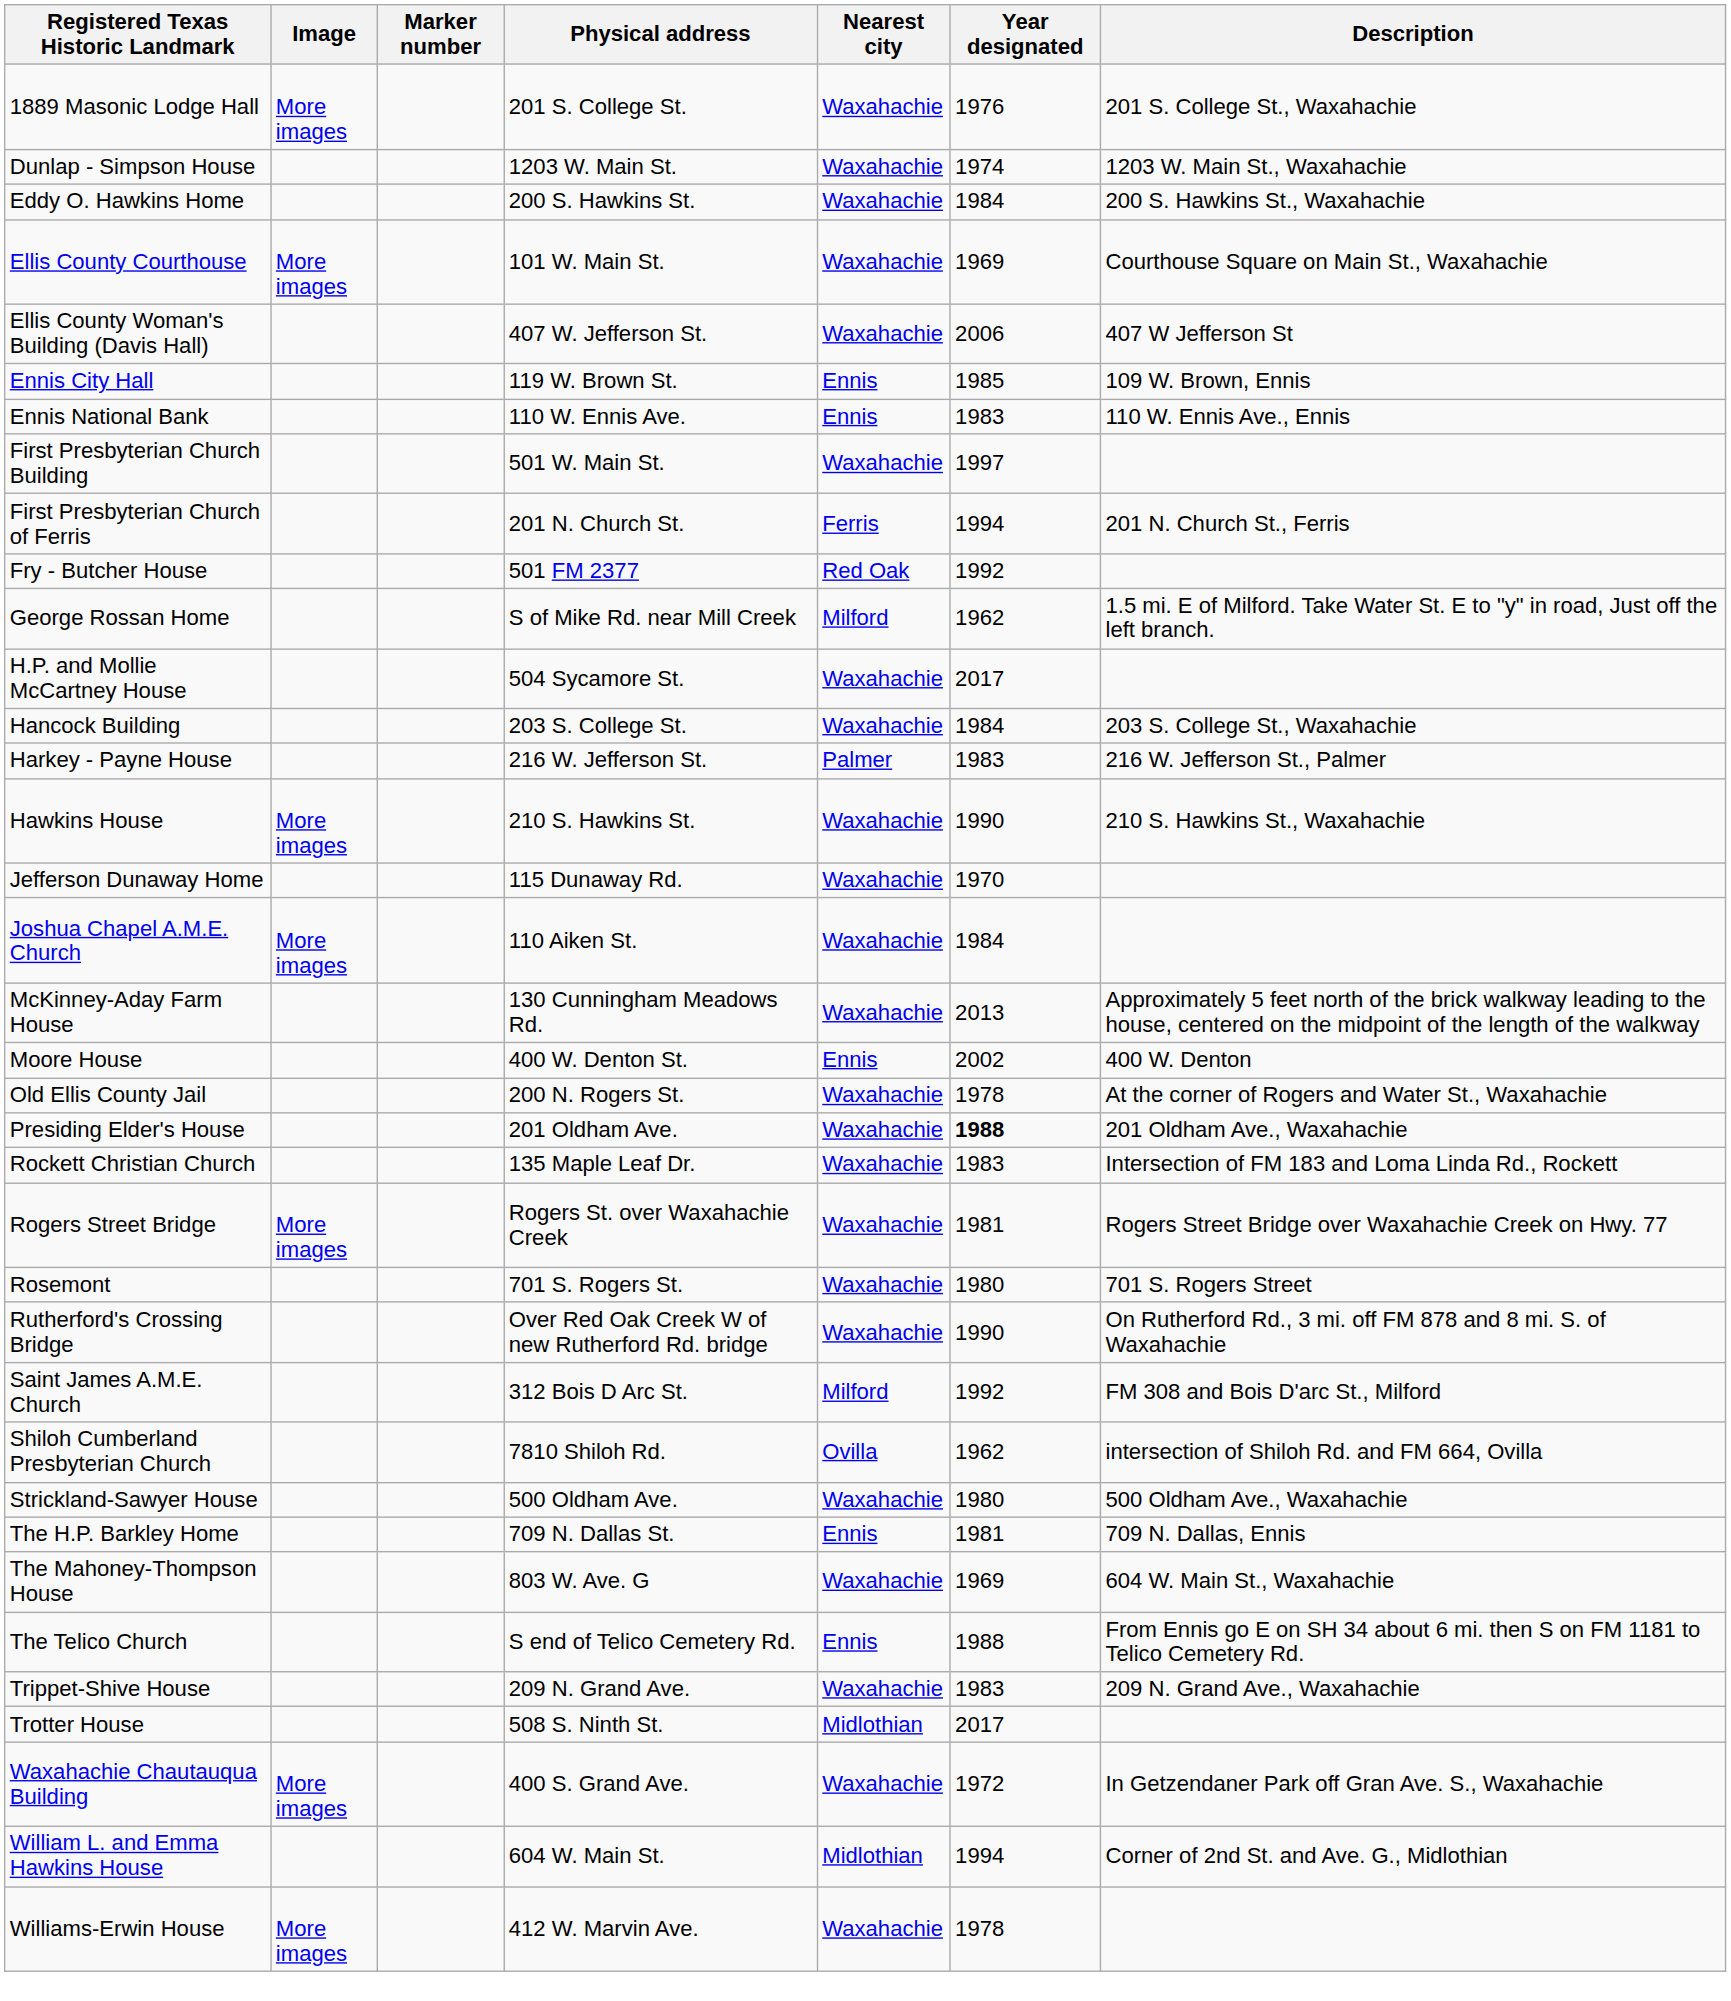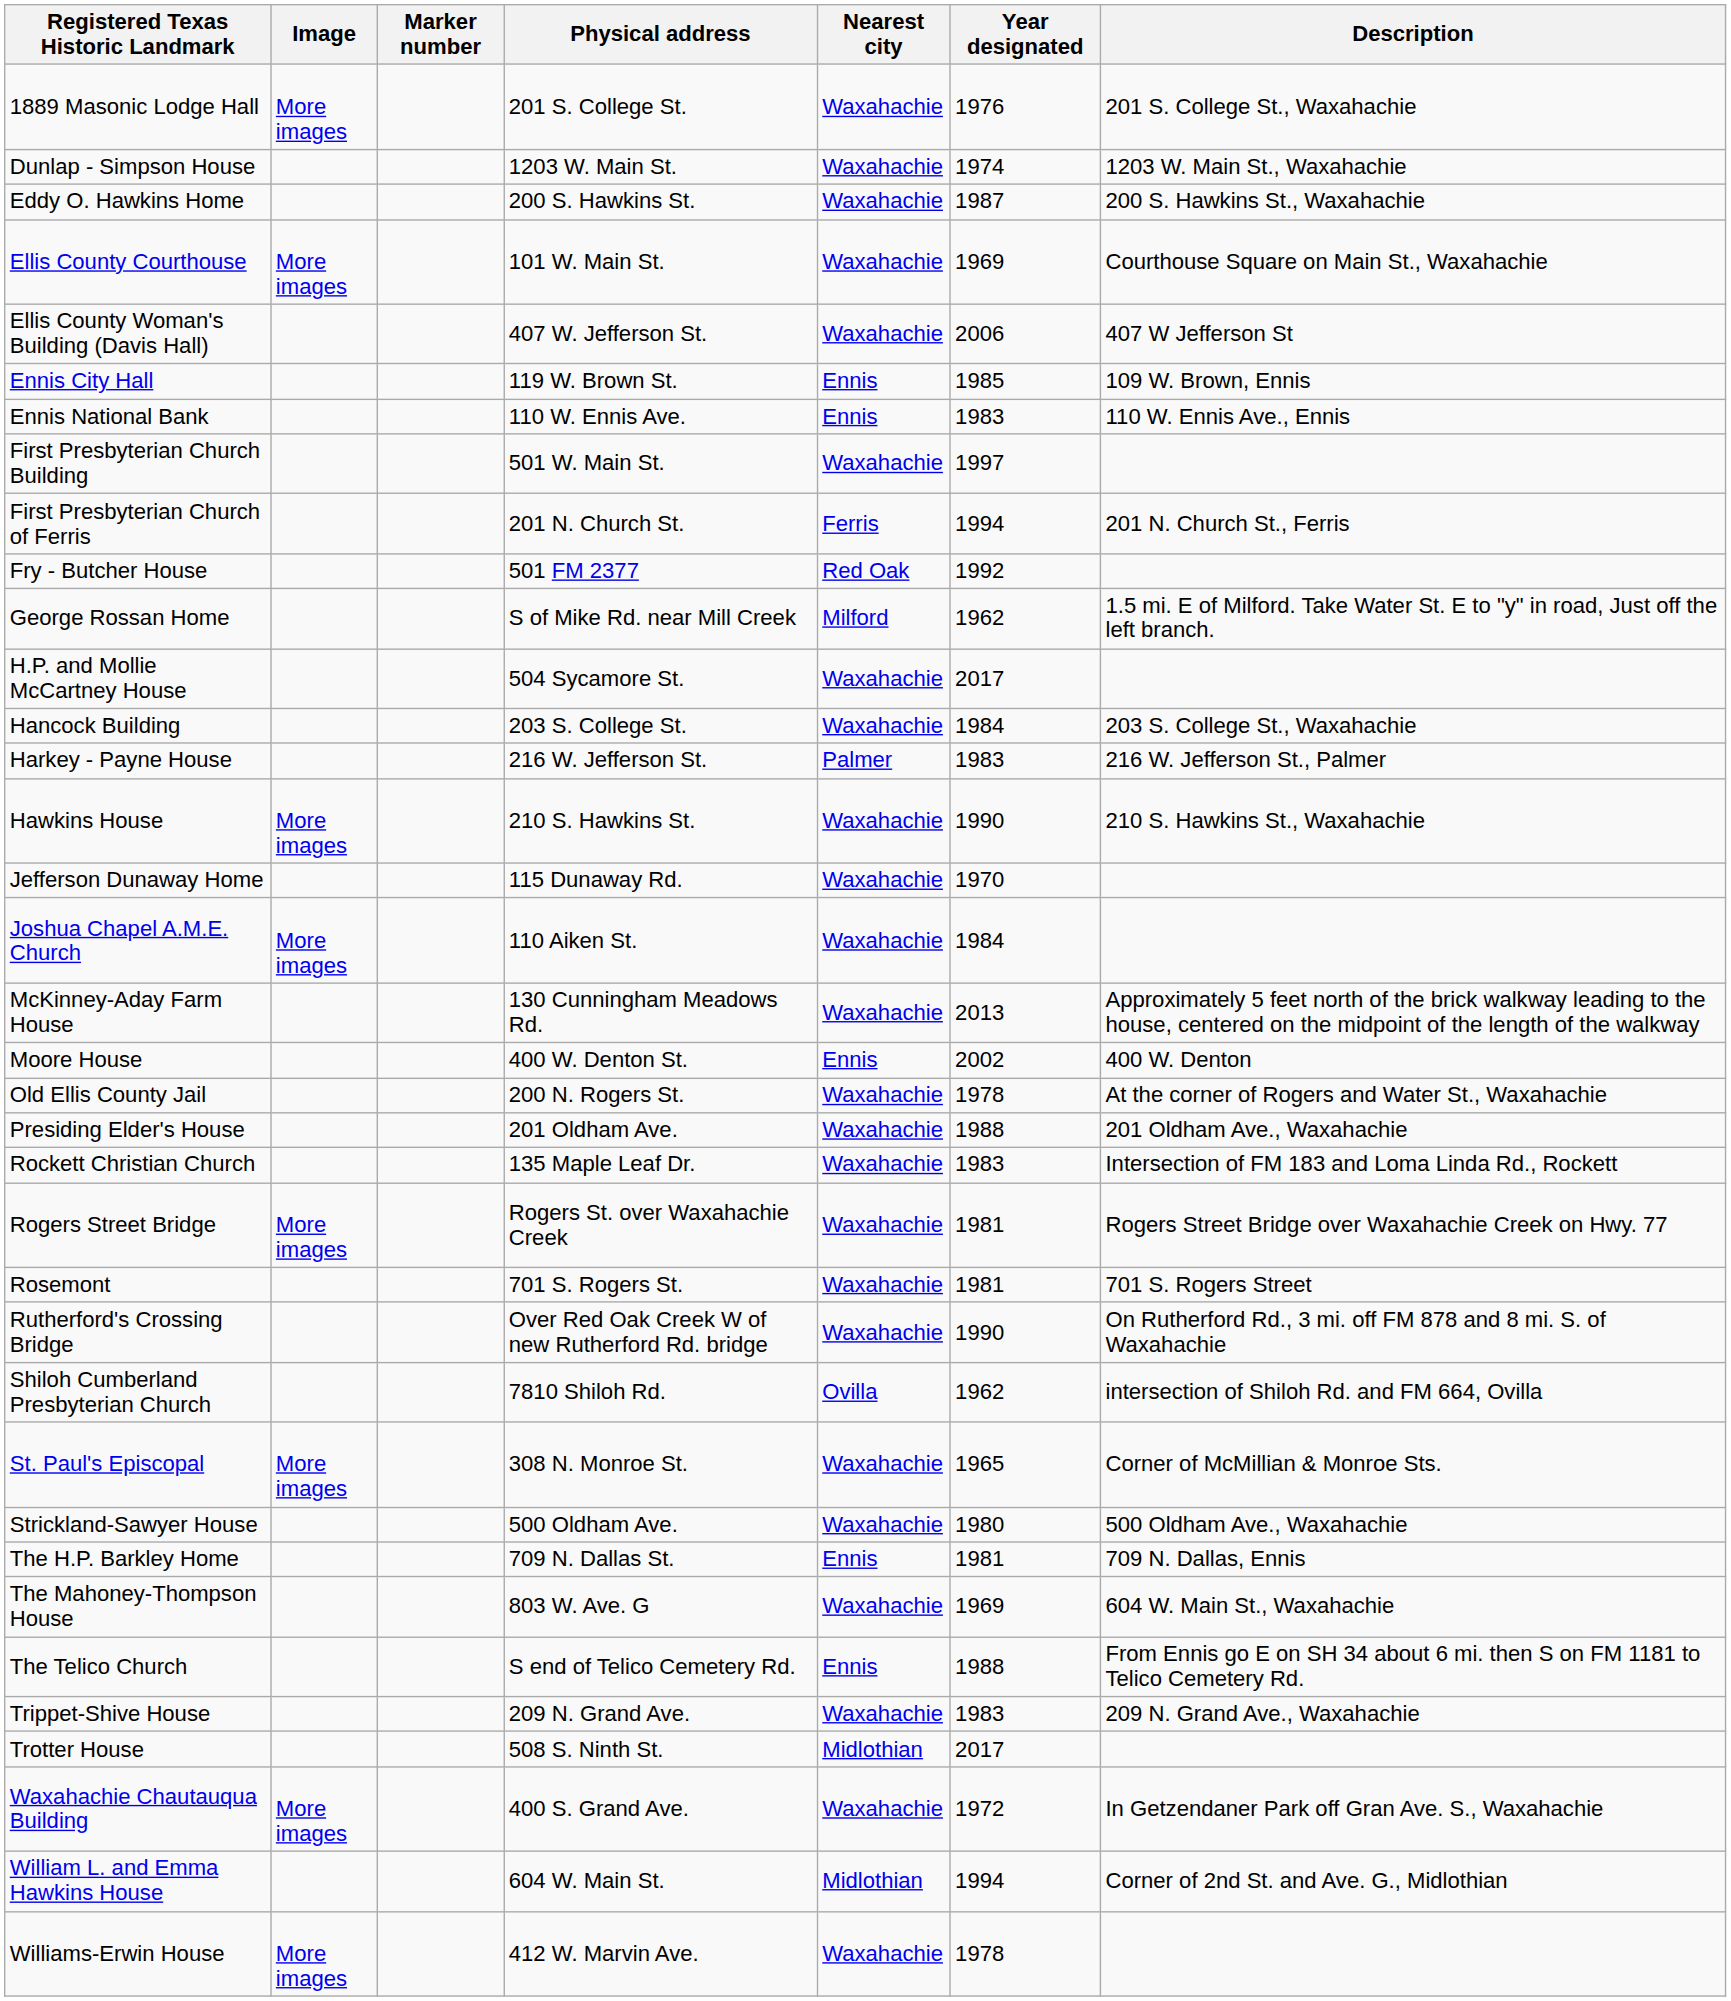(980, 201) 1984 -> (980, 201) 1987
(980, 1129) bold -> (980, 1129) normal
(980, 1284) 1980 -> (980, 1284) 1981
- row: (106, 1392)
+ row: (107, 1464)
